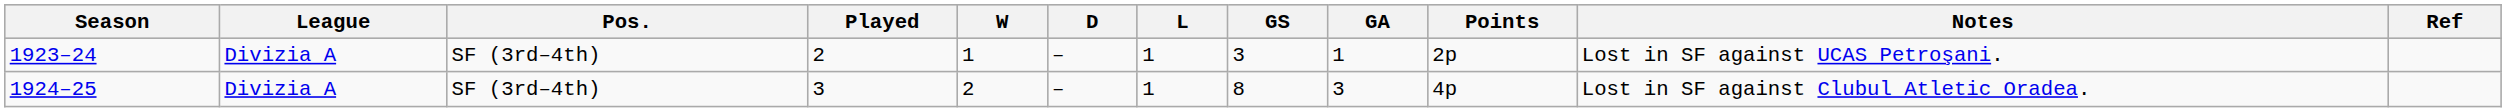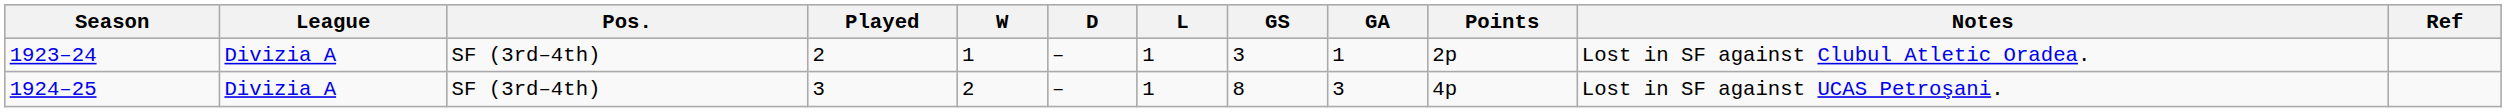(1793, 55) Lost in SF against UCAS Petroşani. -> (1836, 55) Lost in SF against Clubul Atletic Oradea.
(1836, 89) Lost in SF against Clubul Atletic Oradea. -> (1793, 89) Lost in SF against UCAS Petroşani.
